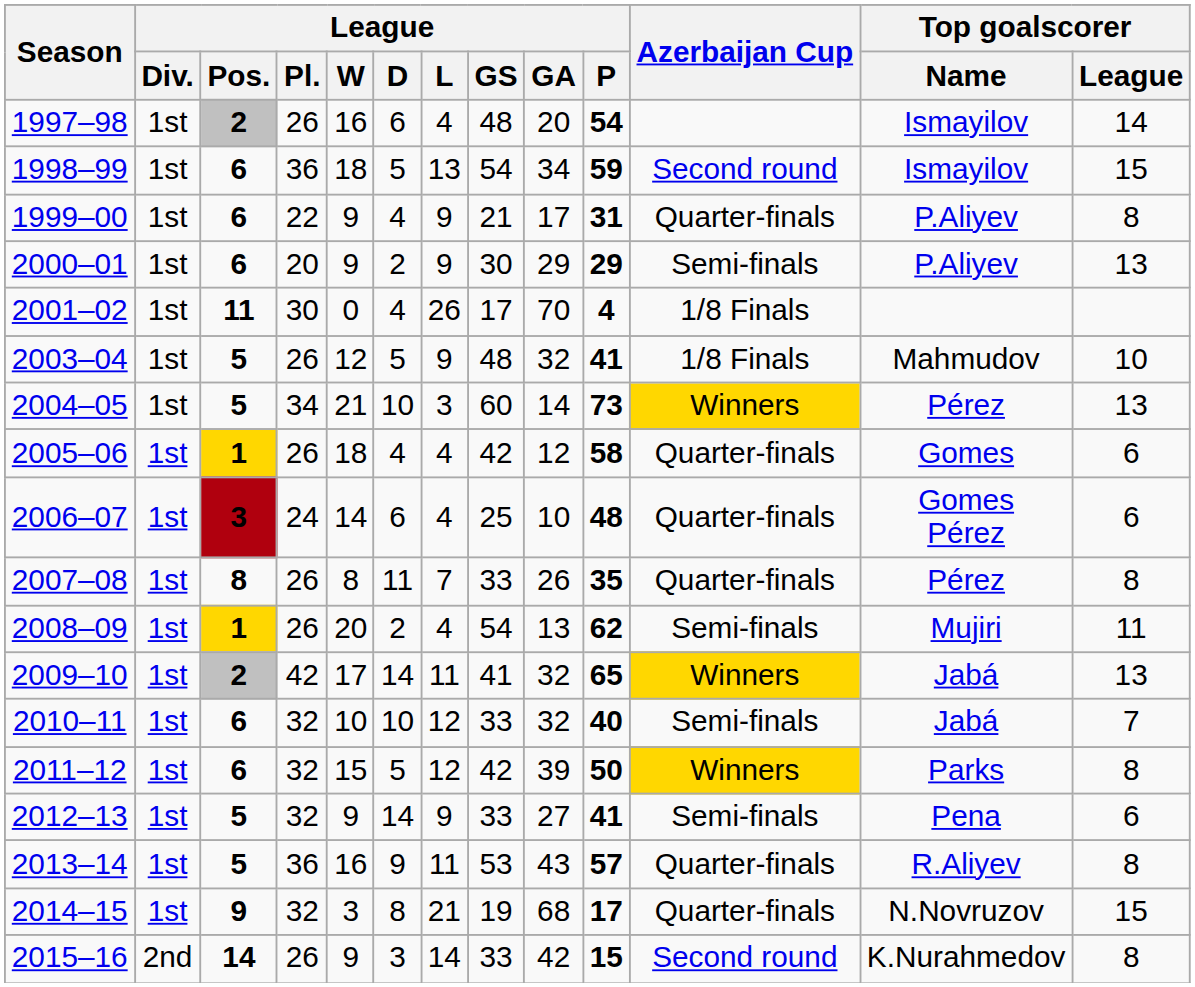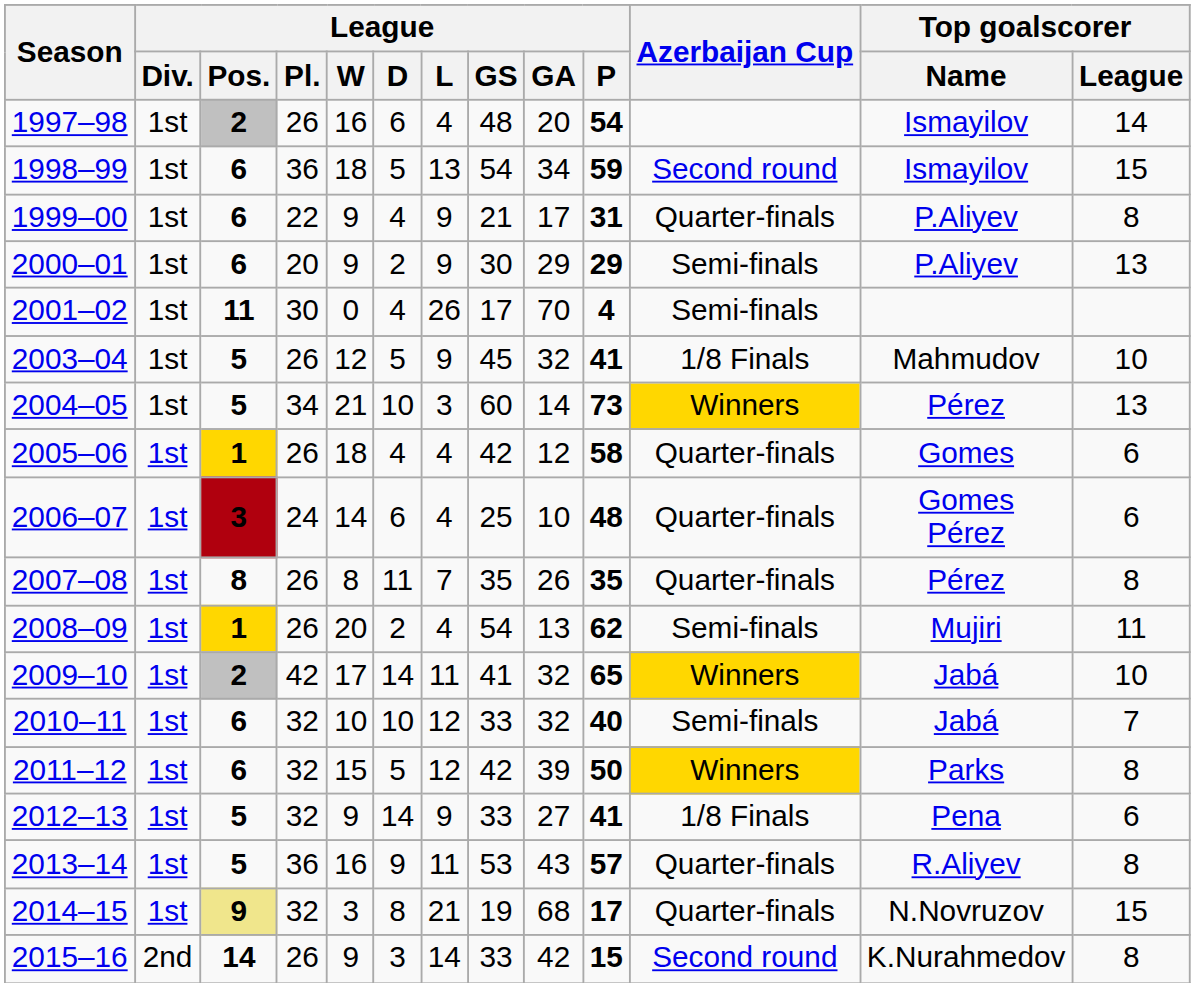(745, 311) 1/8 Finals -> (745, 311) Semi-finals
(496, 358) 48 -> (496, 358) 45
(496, 580) 33 -> (496, 580) 35
(1131, 675) 13 -> (1131, 675) 10
(745, 816) Semi-finals -> (745, 816) 1/8 Finals
(239, 911) no background -> (239, 911) khaki background
